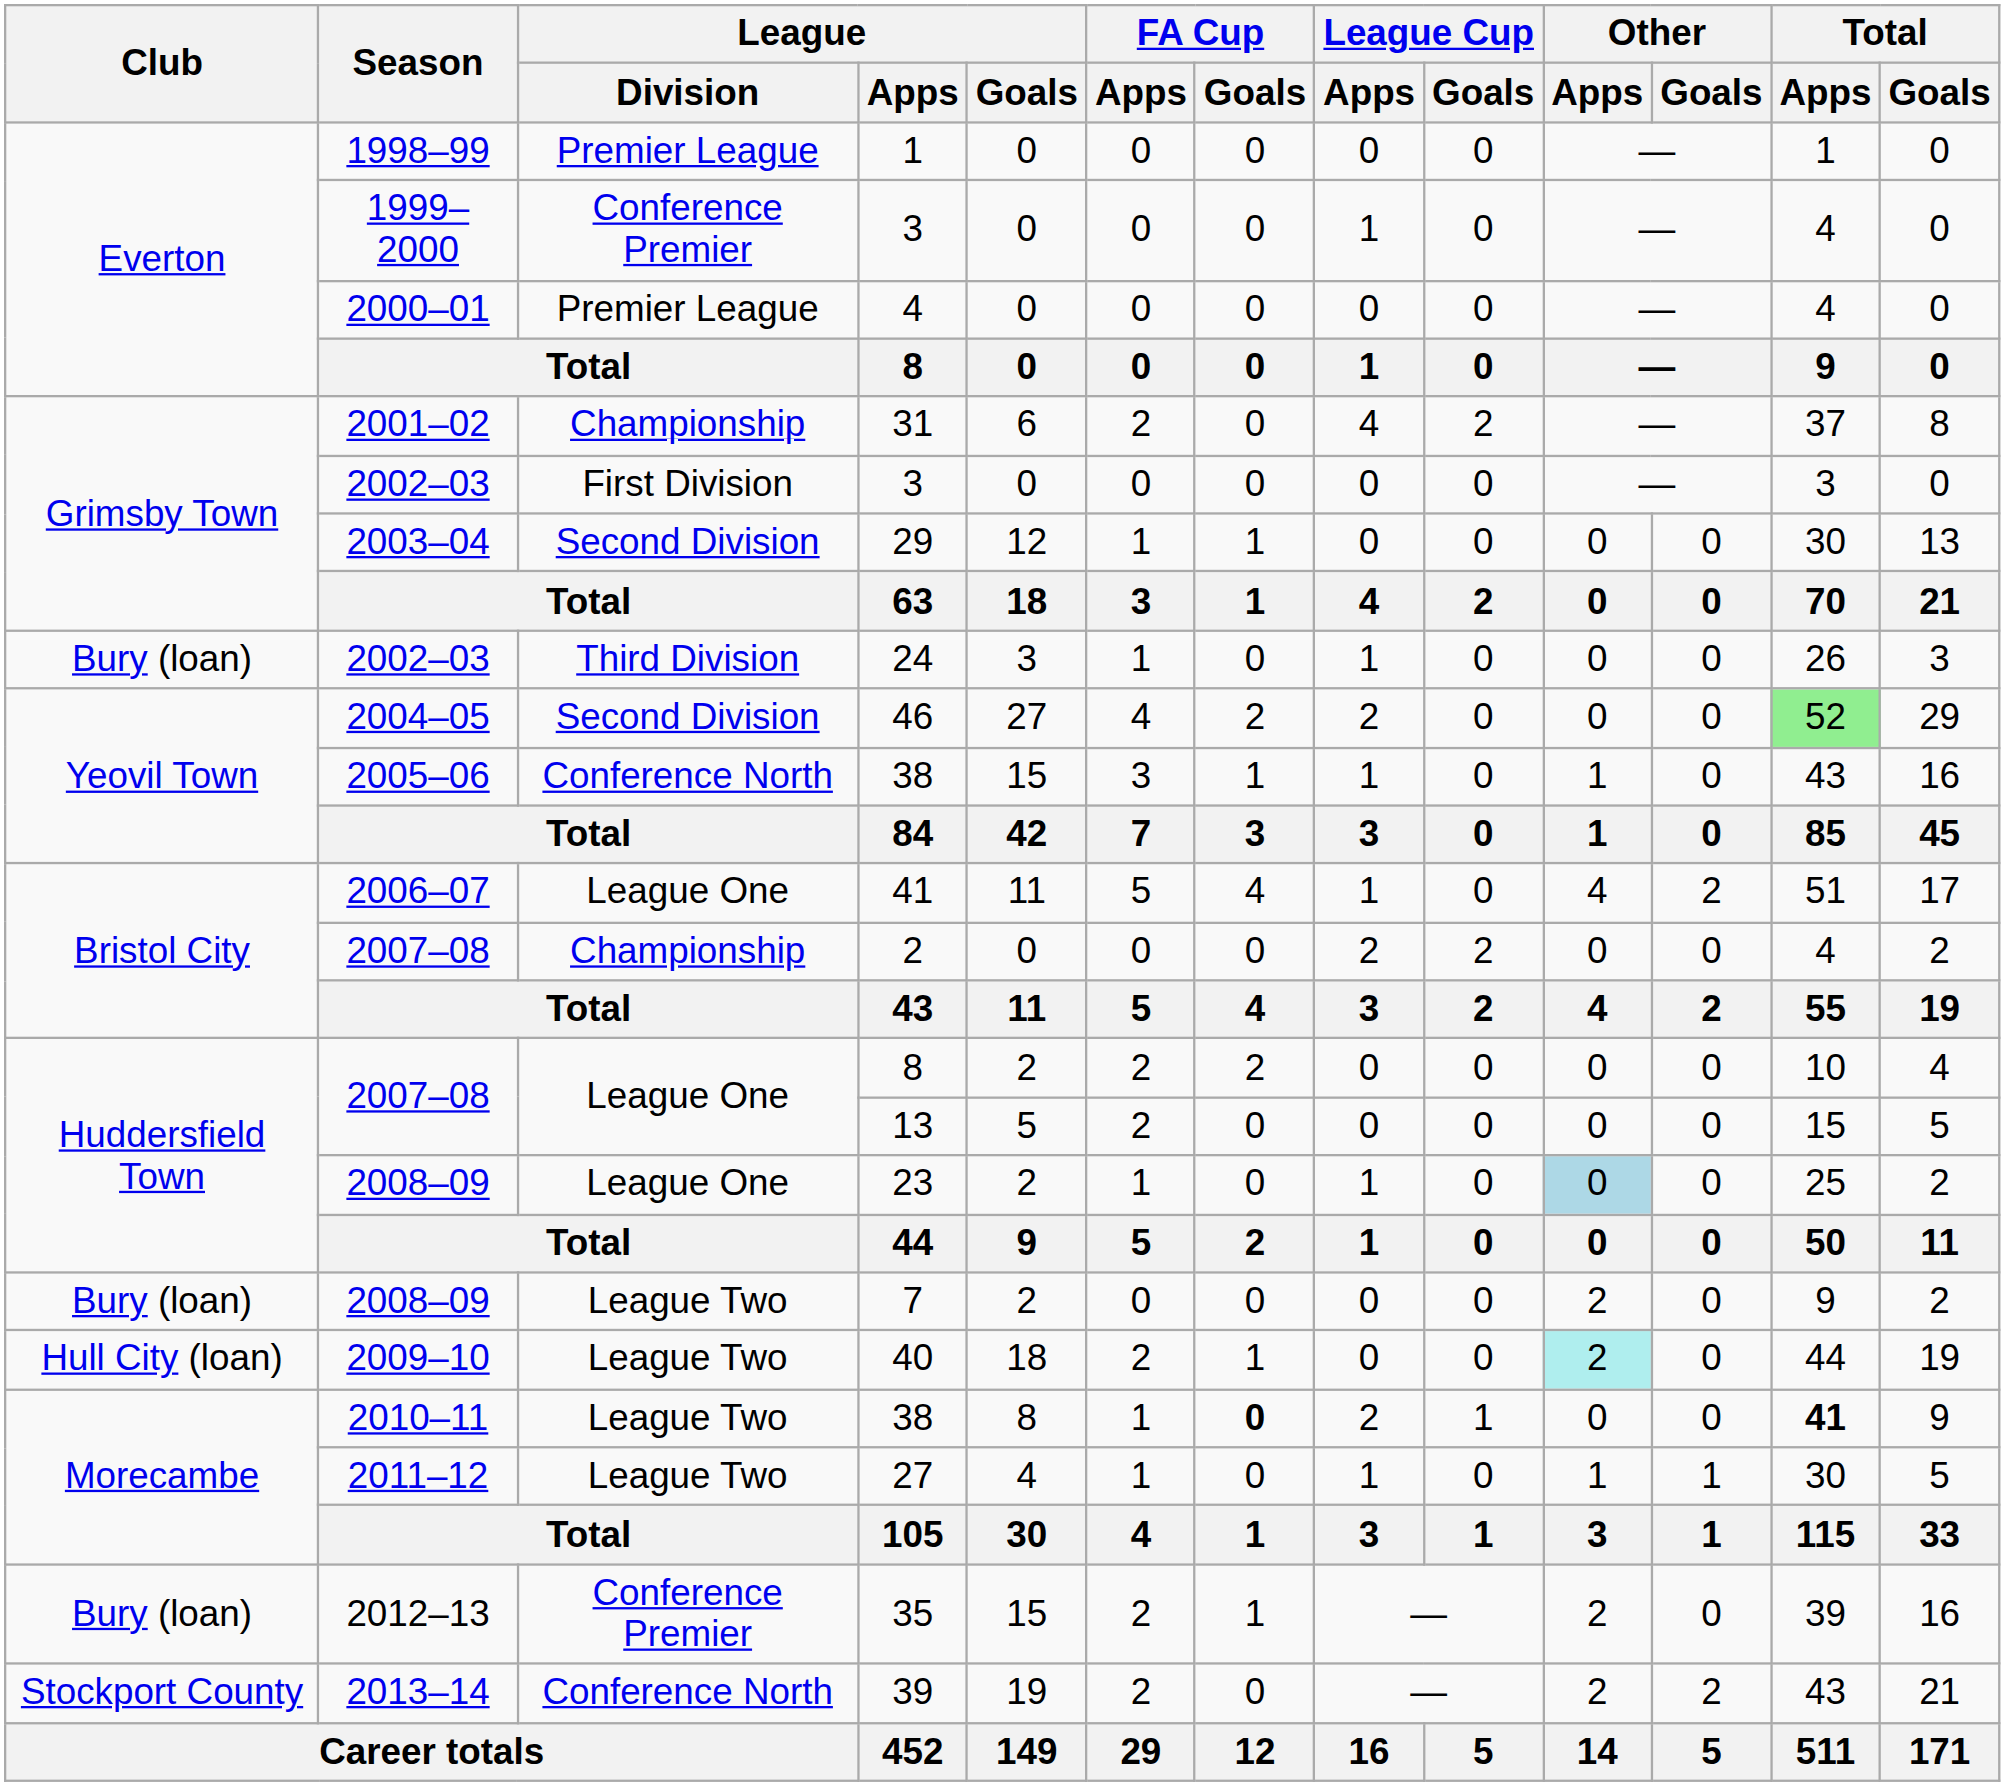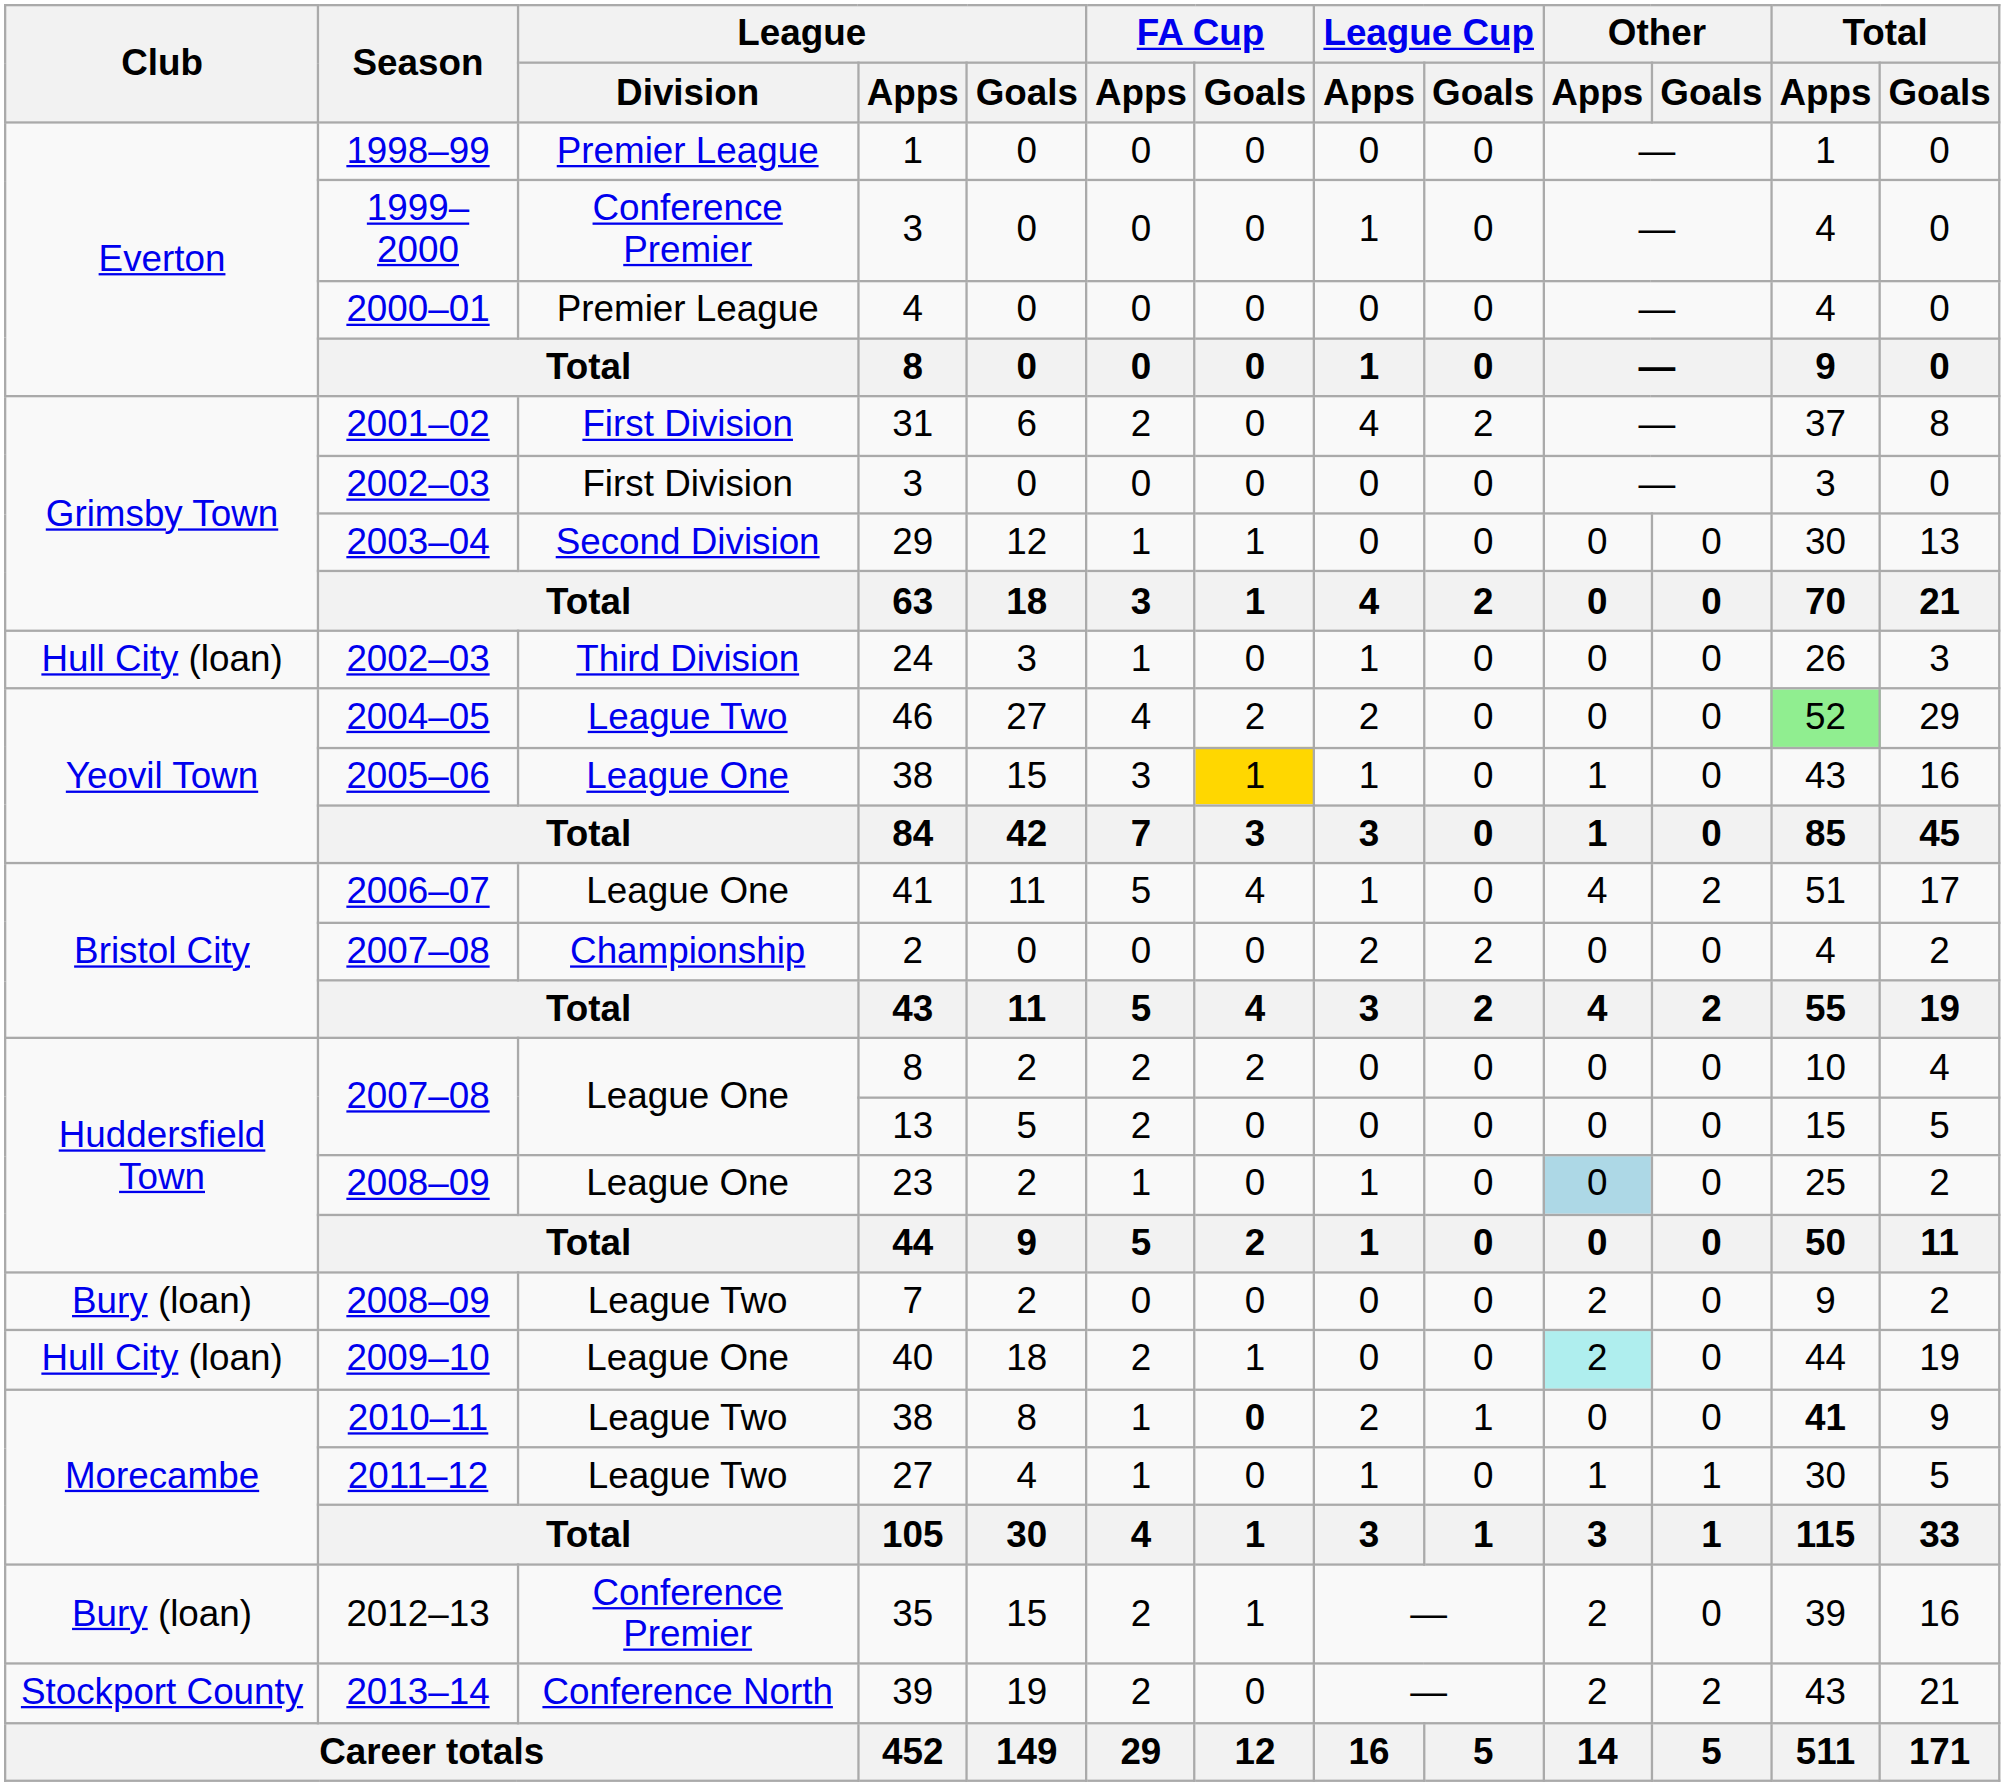(688, 425) Championship -> (688, 425) First Division
(162, 658) Bury (loan) -> (162, 658) Hull City (loan)
(688, 717) Second Division -> (688, 717) League Two
(688, 775) Conference North -> (688, 775) League One
(1255, 775) no background -> (1255, 775) gold background
(688, 1359) League Two -> (688, 1359) League One
